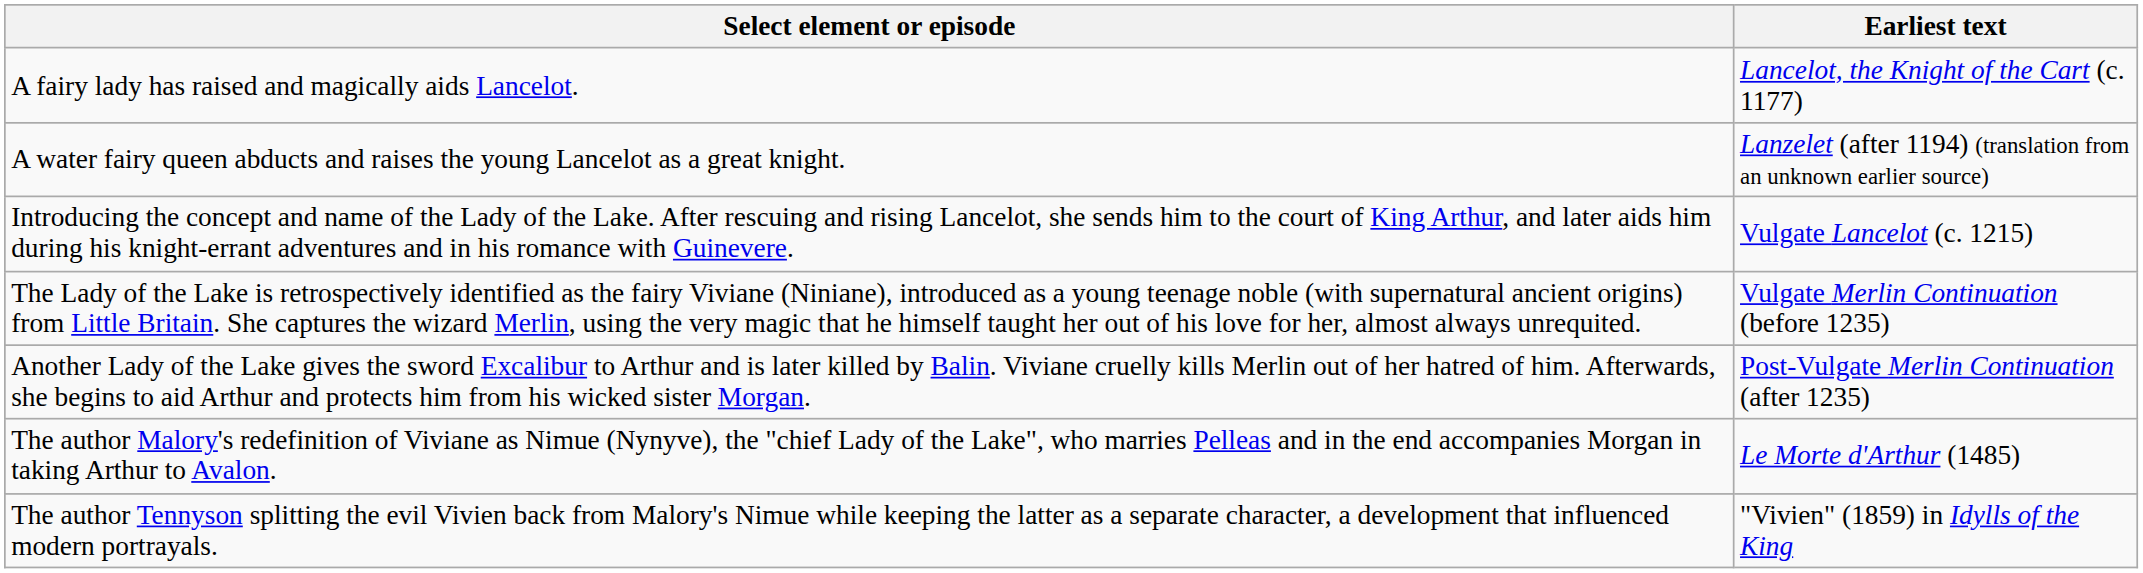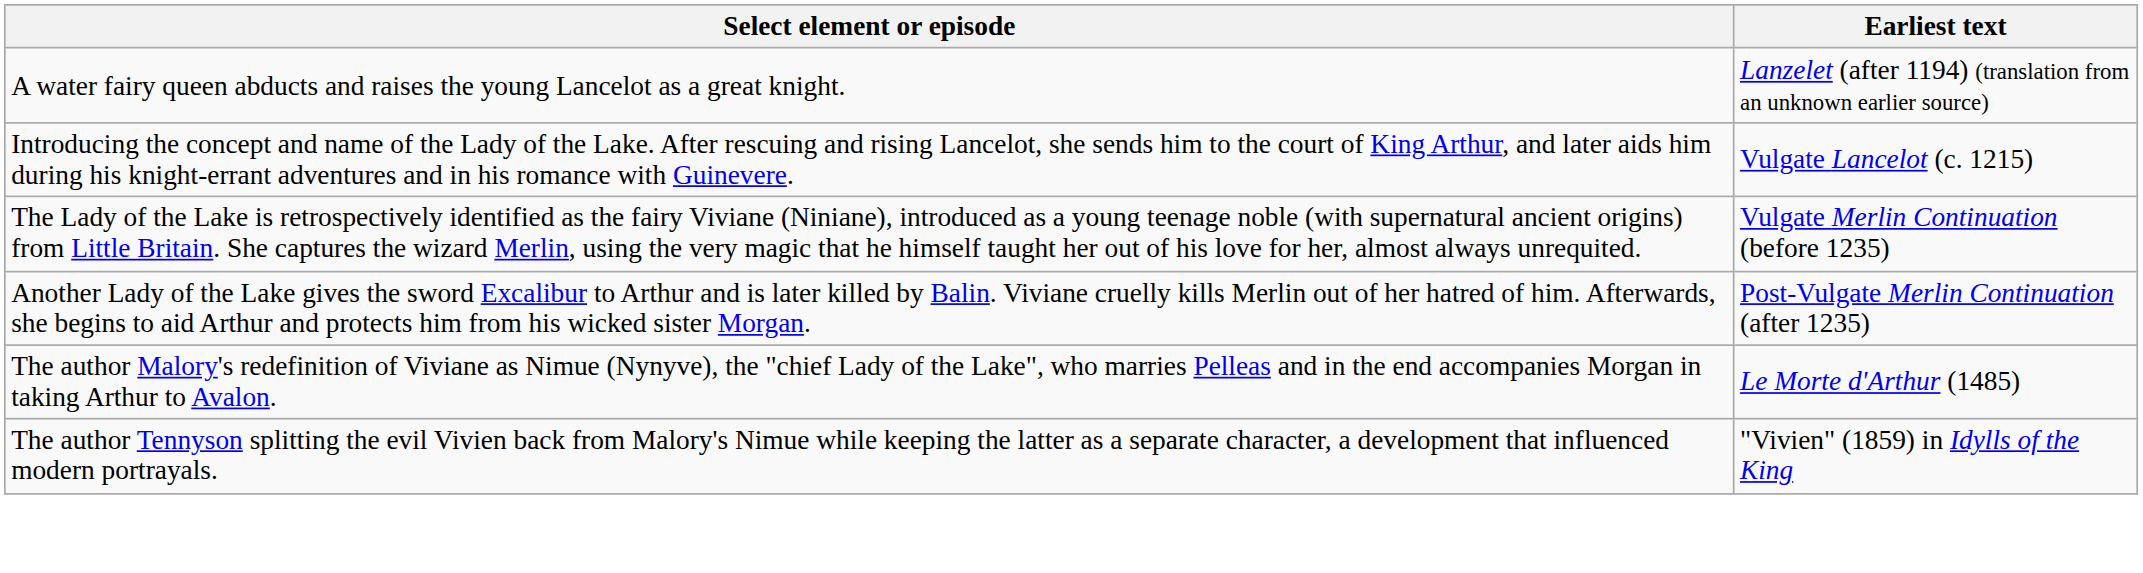- row: (295, 84)
